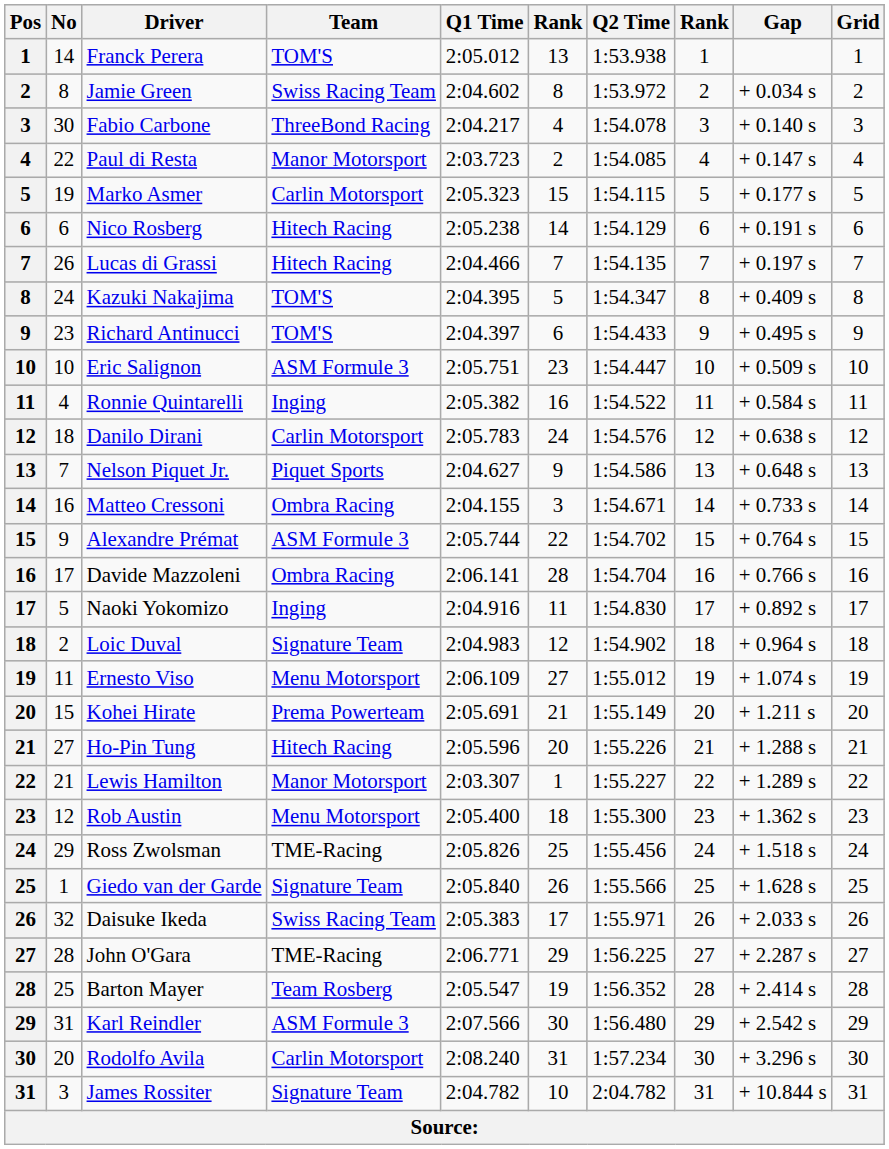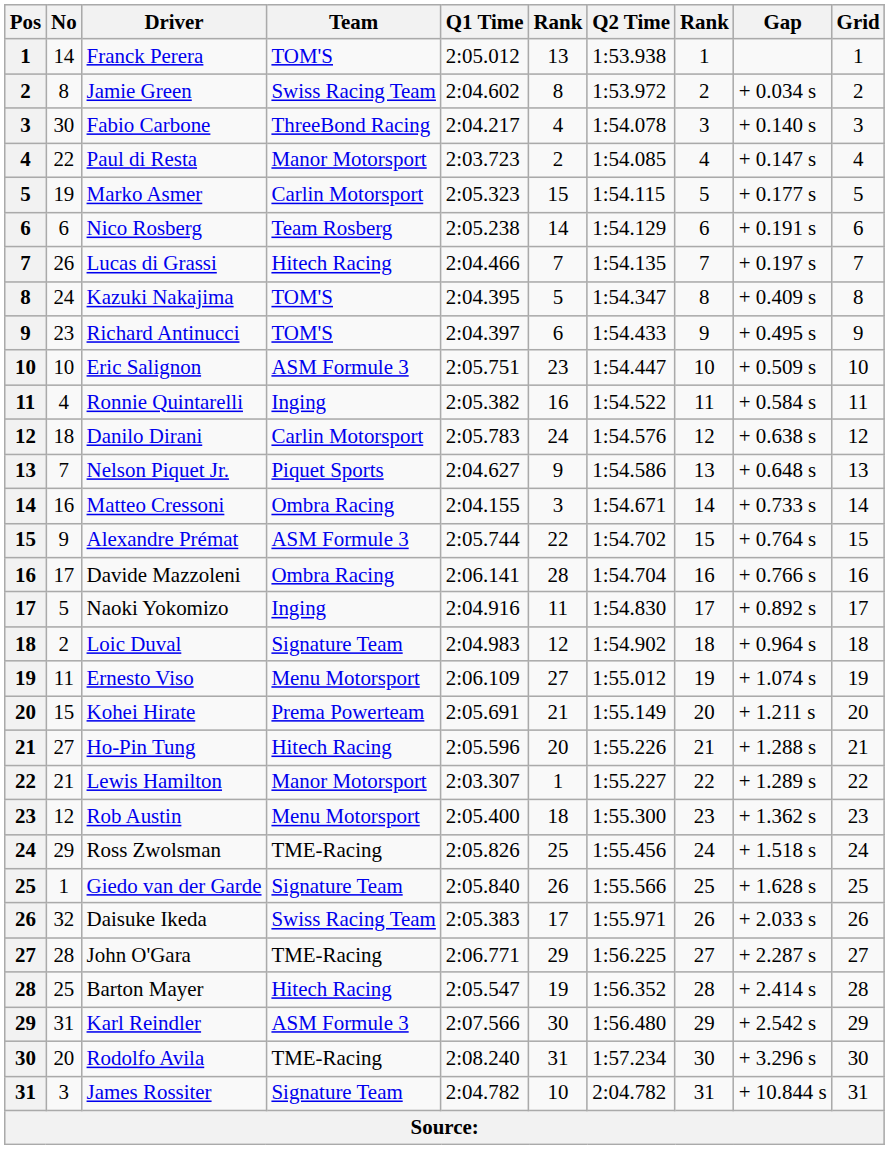(332, 228) Hitech Racing -> (332, 228) Team Rosberg
(332, 988) Team Rosberg -> (332, 988) Hitech Racing
(347, 1057) Carlin Motorsport -> (327, 1057) TME-Racing
